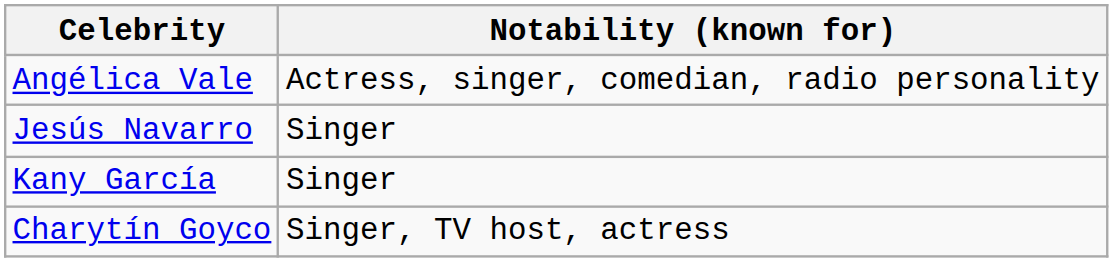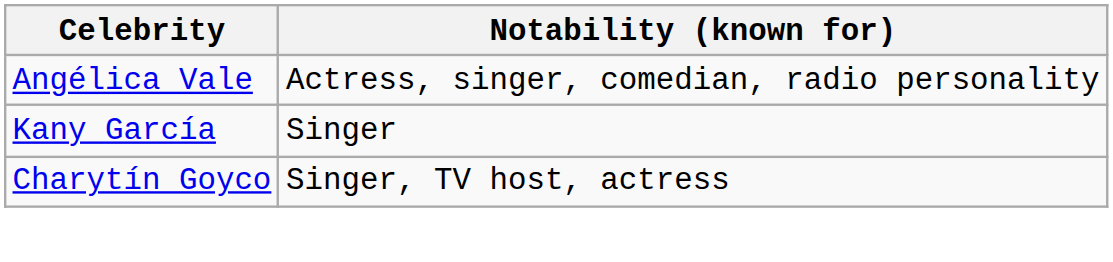- row: (133, 131)
